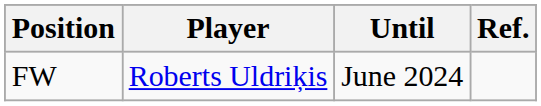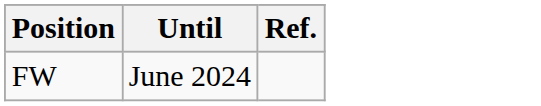- column: (228, 28)
